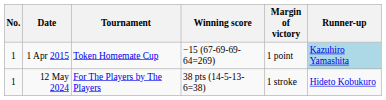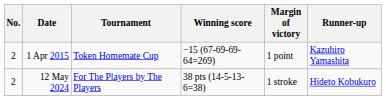(13, 55) 1 -> (13, 55) 2
(329, 55) lightblue background -> (329, 55) no background
(13, 82) 1 -> (13, 82) 2
